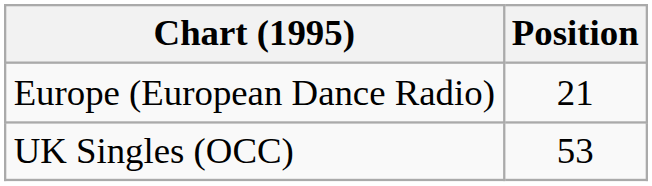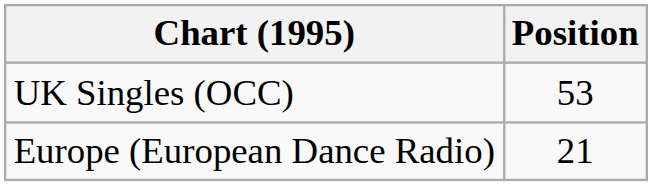rows swapped: (254, 92) <-> (154, 150)
